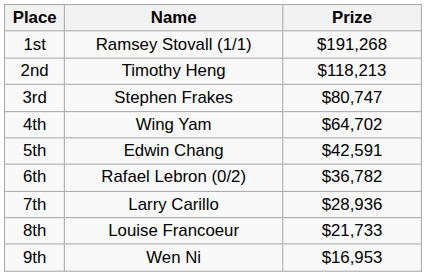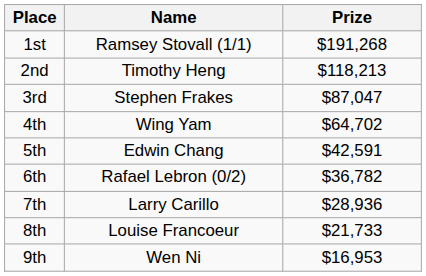(352, 97) $80,747 -> (352, 97) $87,047
